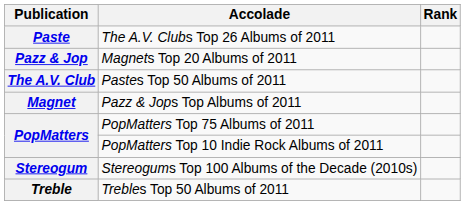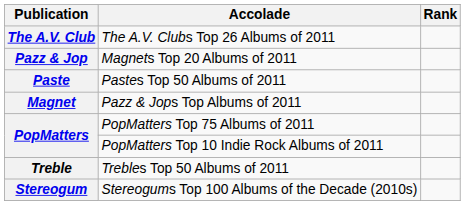(51, 37) Paste -> (51, 37) The A.V. Club
(51, 80) The A.V. Club -> (51, 80) Paste
rows swapped: (259, 168) <-> (195, 189)
